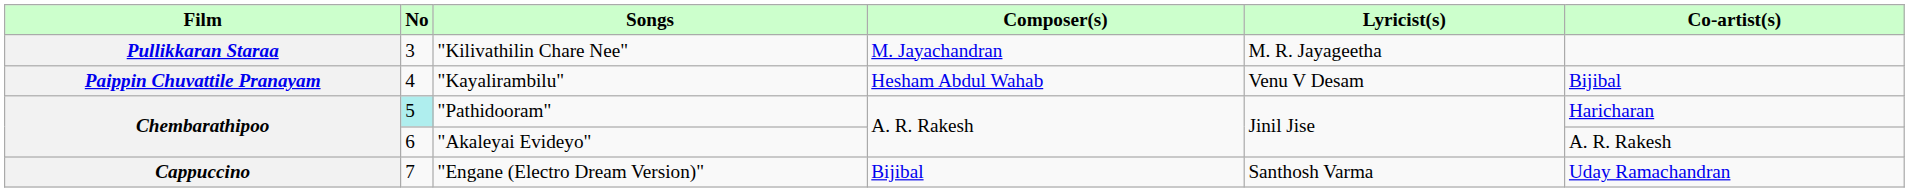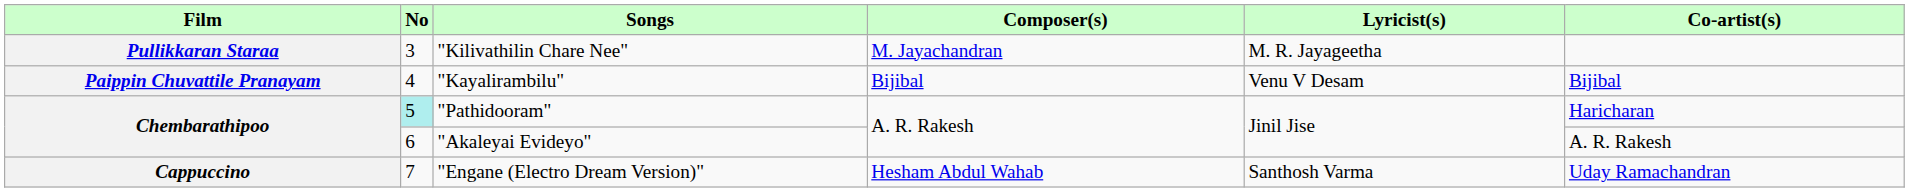(957, 80) Hesham Abdul Wahab -> (897, 80) Bijibal
(897, 171) Bijibal -> (957, 171) Hesham Abdul Wahab
